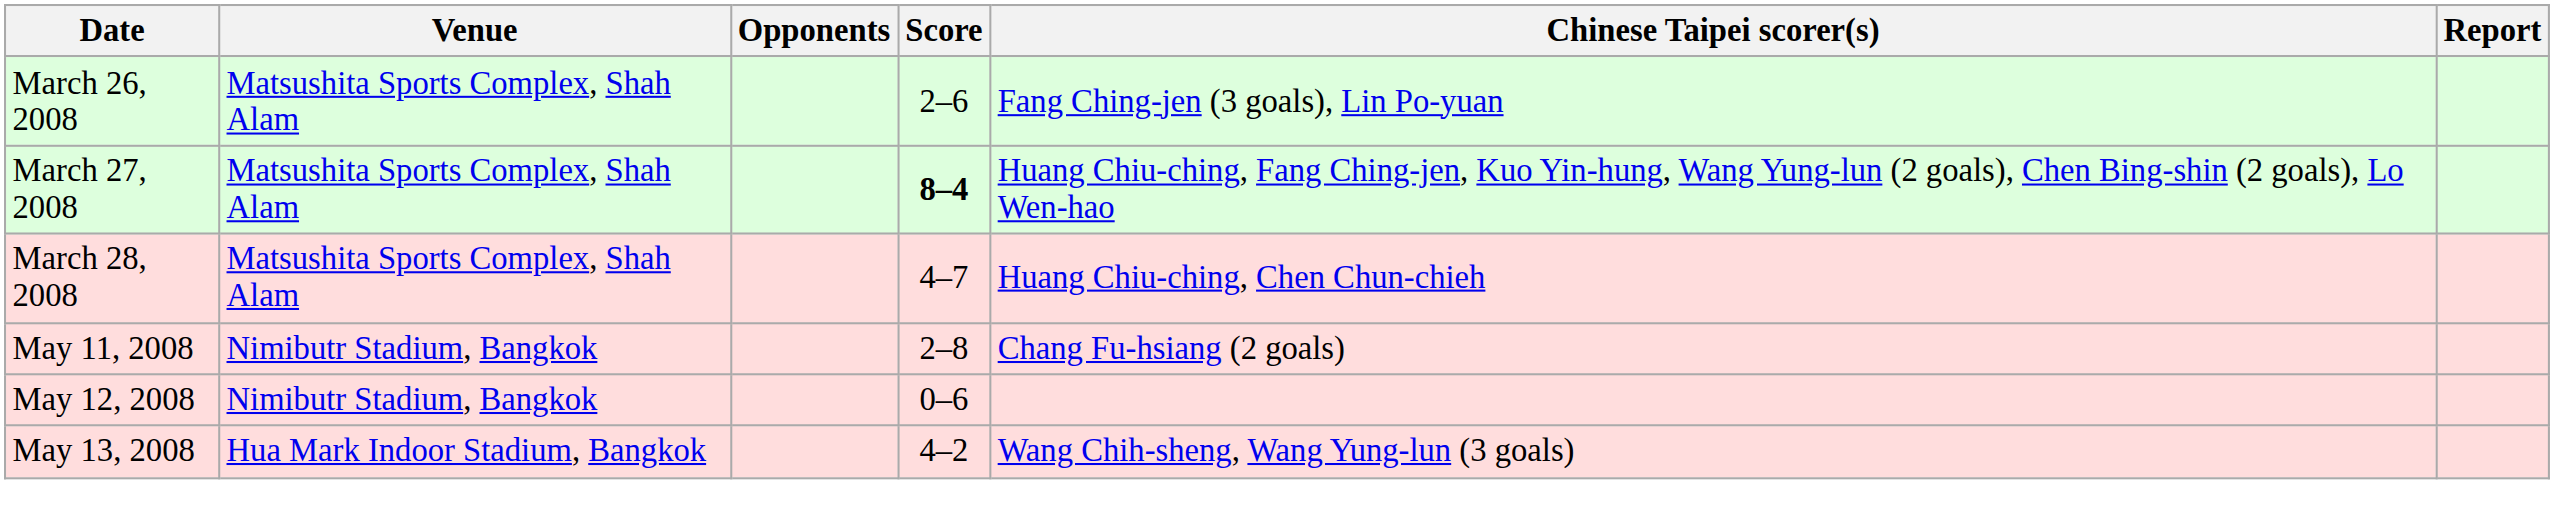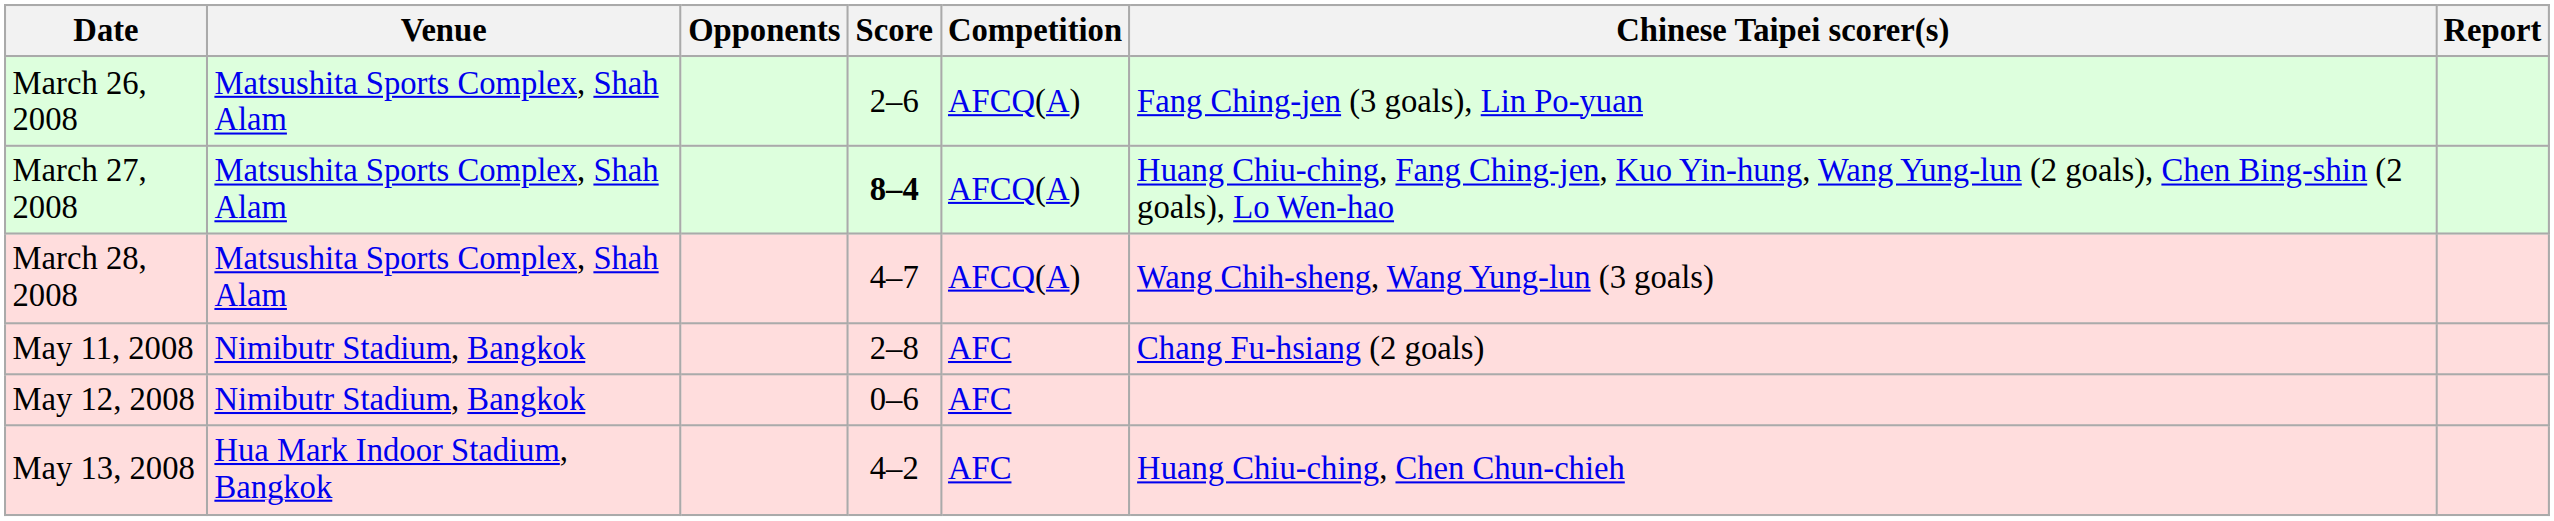+ column: (1035, 30)
(1242, 277) Huang Chiu-ching, Chen Chun-chieh -> (1425, 277) Wang Chih-sheng, Wang Yung-lun (3 goals)
(1286, 451) Wang Chih-sheng, Wang Yung-lun (3 goals) -> (1381, 469) Huang Chiu-ching, Chen Chun-chieh
